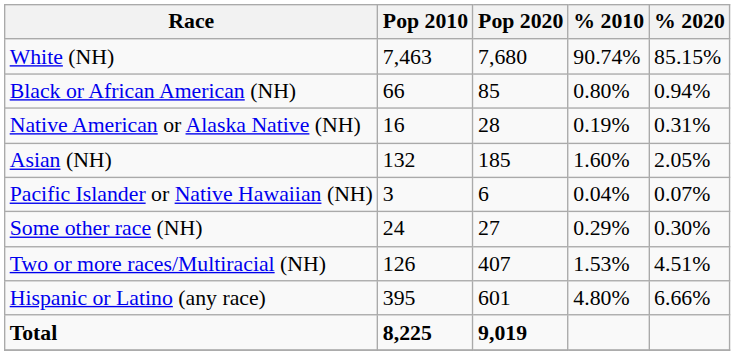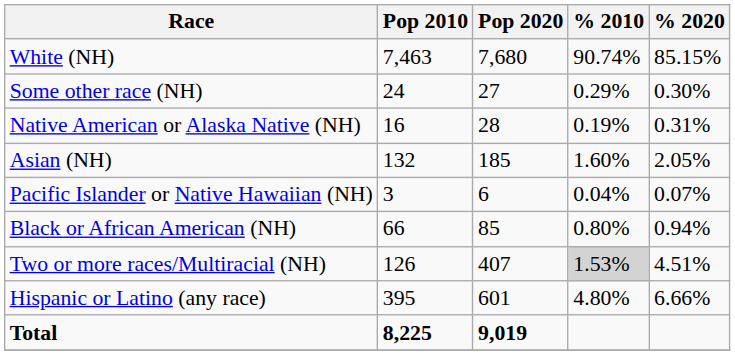rows swapped: (153, 90) <-> (106, 228)
(601, 263) no background -> (601, 263) lightgrey background
